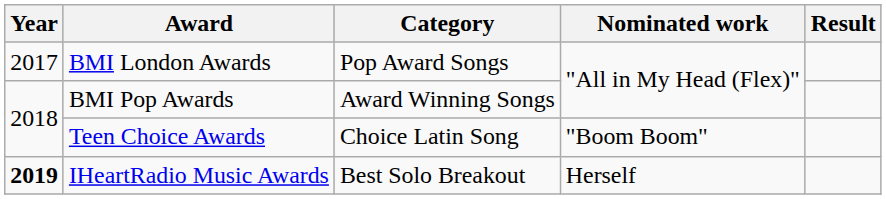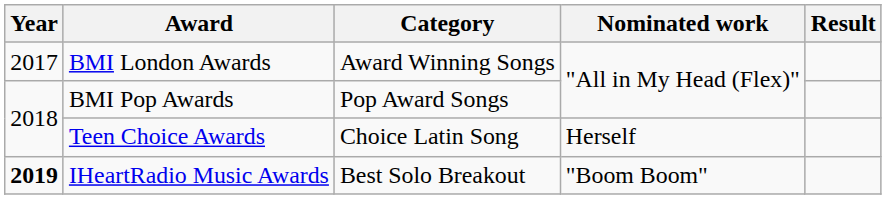(424, 61) Pop Award Songs -> (447, 61) Award Winning Songs
(447, 99) Award Winning Songs -> (424, 99) Pop Award Songs
(637, 136) "Boom Boom" -> (601, 136) Herself
(601, 174) Herself -> (637, 174) "Boom Boom"
